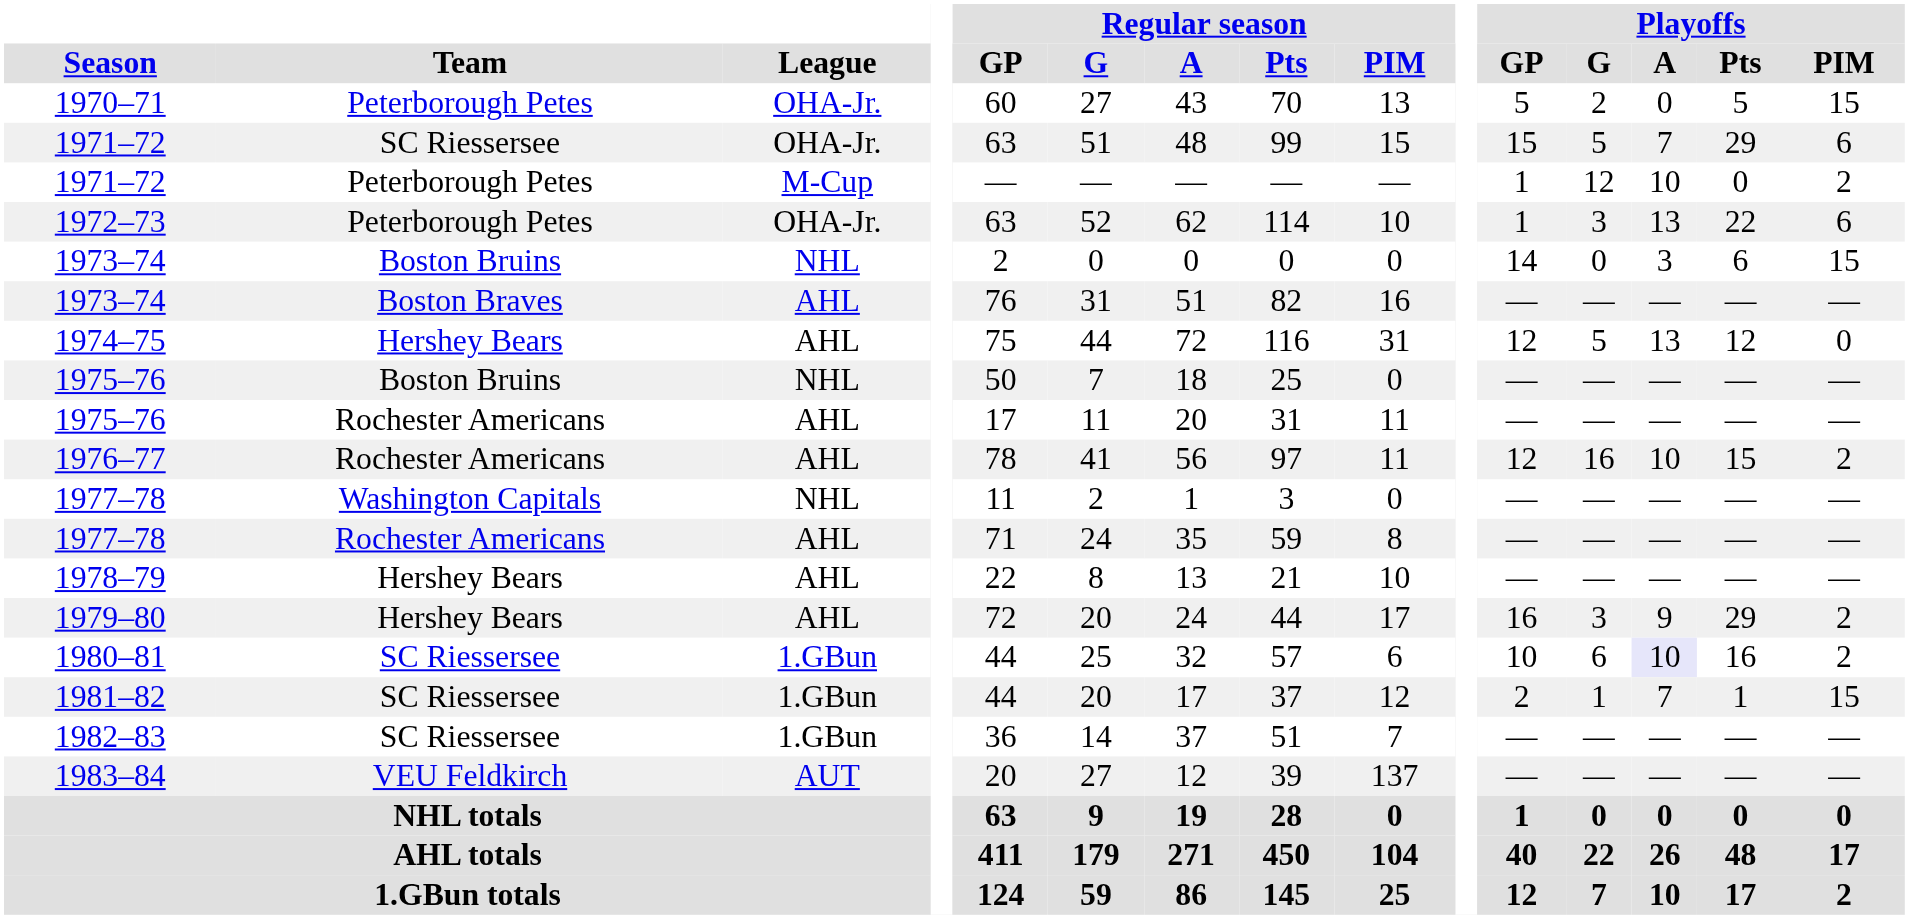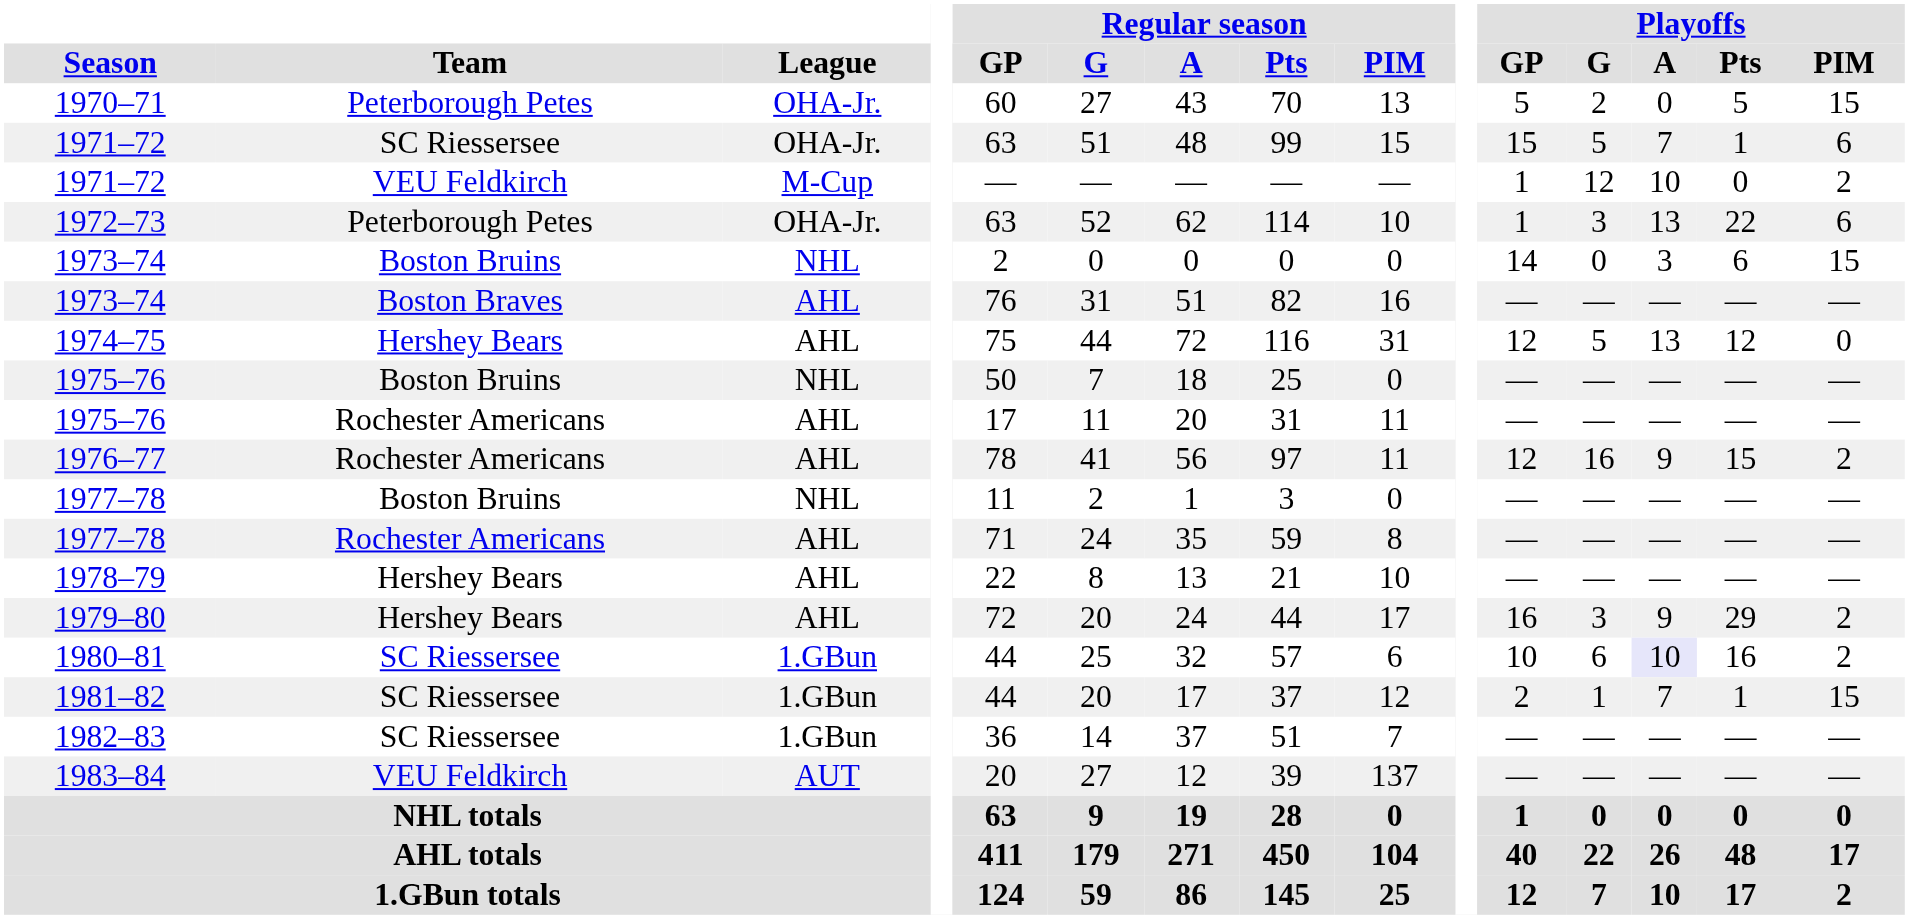(1740, 142) 29 -> (1740, 142) 1
(470, 181) Peterborough Petes -> (470, 181) VEU Feldkirch
(1665, 458) 10 -> (1665, 458) 9
(470, 498) Washington Capitals -> (470, 498) Boston Bruins
